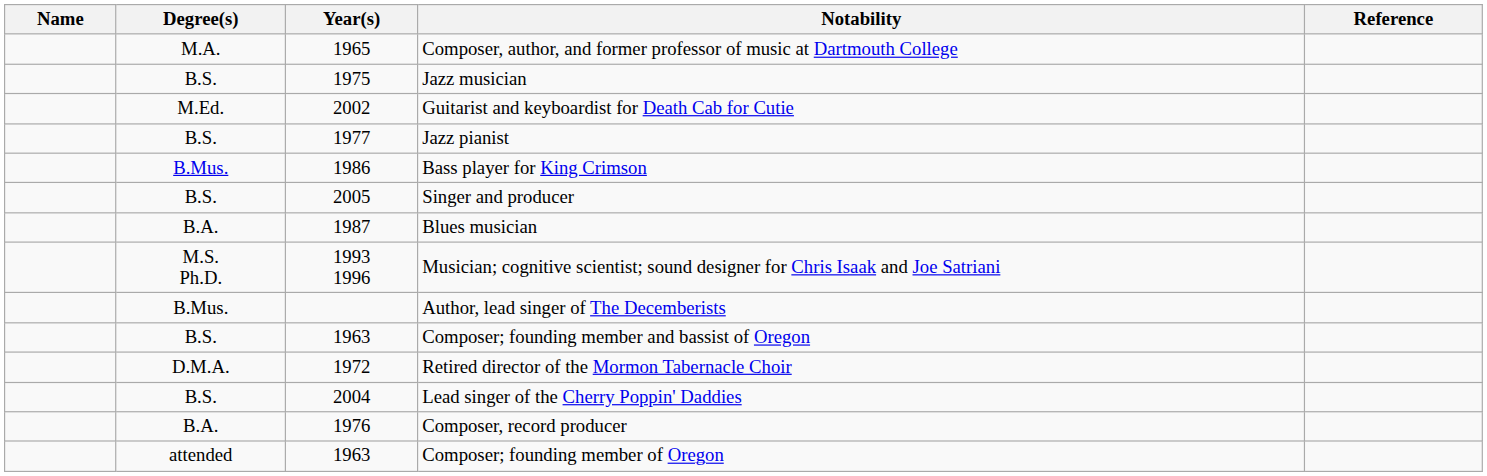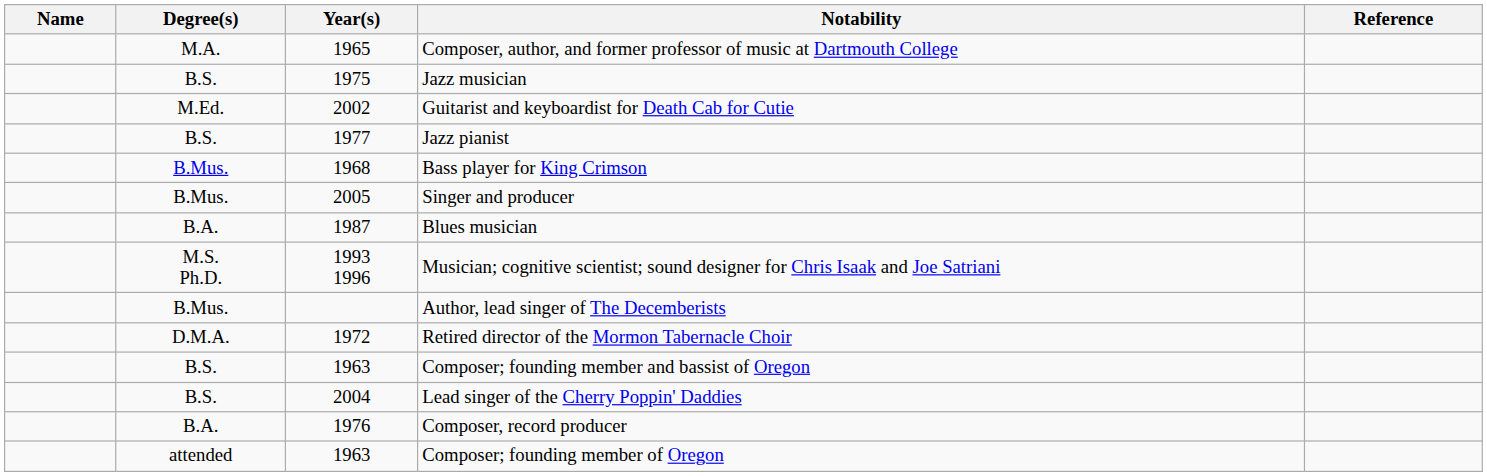(352, 167) 1986 -> (352, 167) 1968
(201, 197) B.S. -> (201, 197) B.Mus.
rows swapped: (616, 337) <-> (607, 366)
